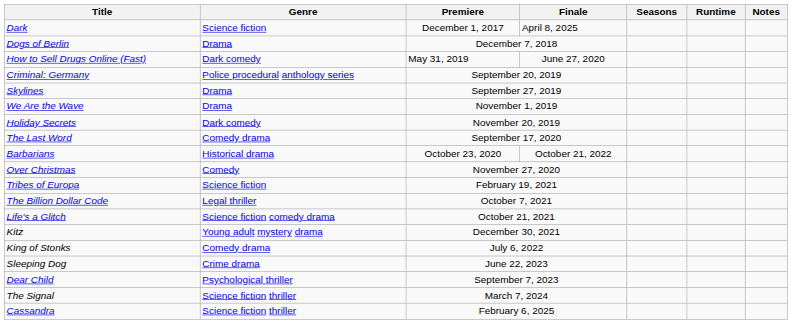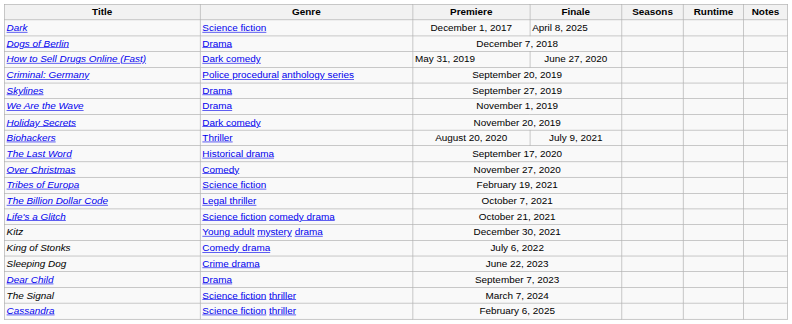+ row: (31, 138)
(236, 138) Comedy drama -> (238, 153) Historical drama
- row: (31, 153)
(248, 279) Psychological thriller -> (217, 279) Drama
